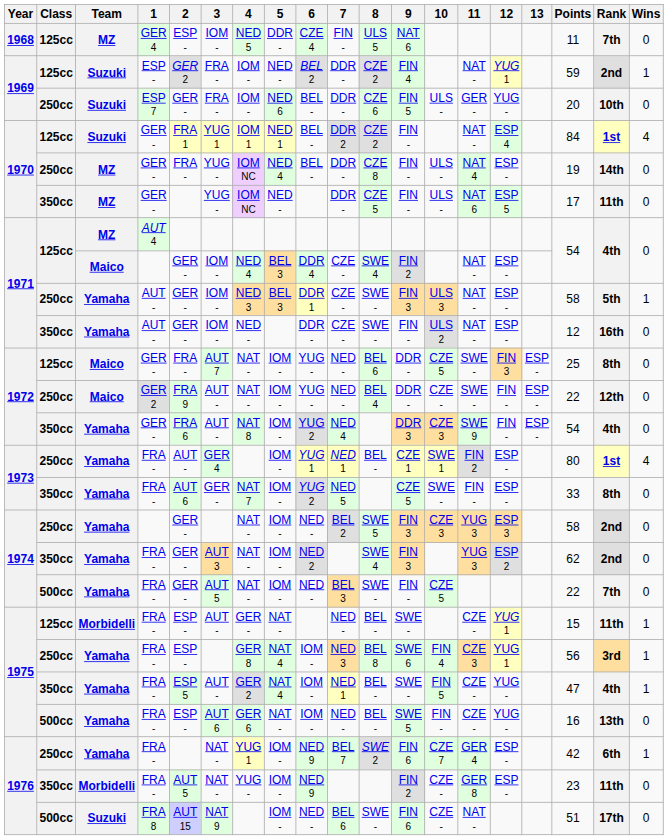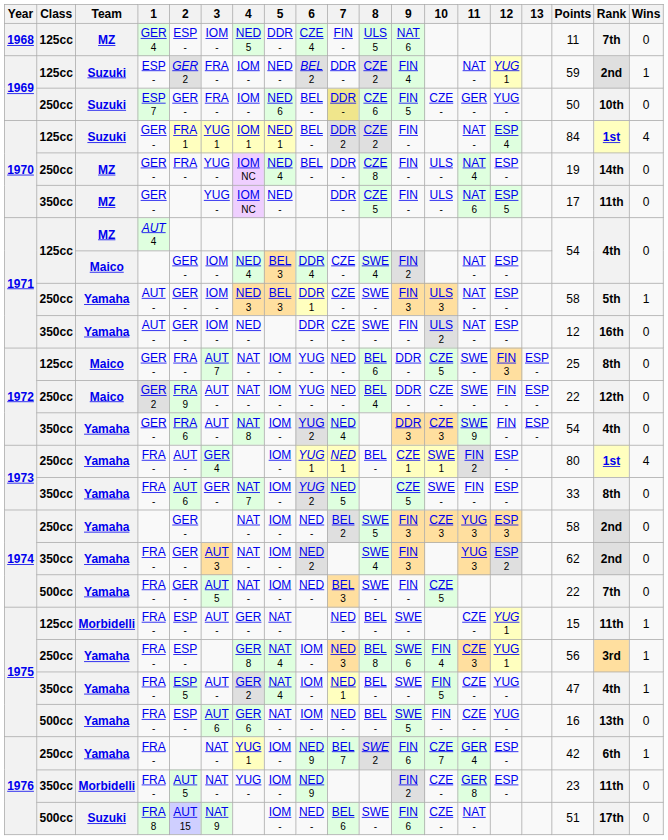(343, 105) no background -> (343, 105) khaki background
(441, 105) ULS - -> (441, 105) CZE -
(573, 105) 20 -> (573, 105) 50
